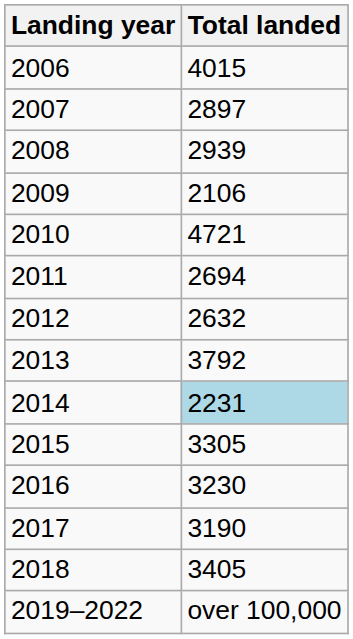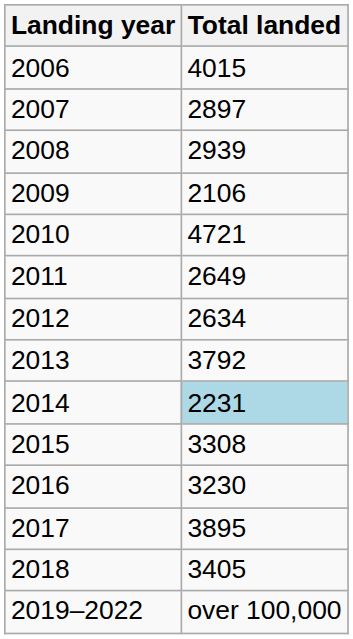(217, 276) 2694 -> (217, 276) 2649
(217, 318) 2632 -> (217, 318) 2634
(217, 444) 3305 -> (217, 444) 3308
(217, 527) 3190 -> (217, 527) 3895
